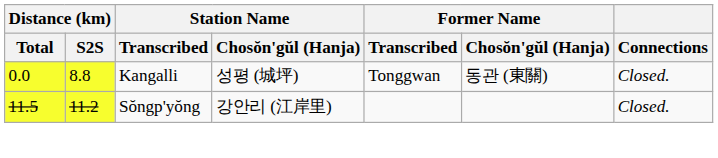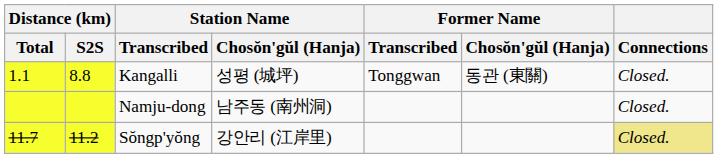(19, 76) 0.0 -> (19, 76) 1.1
+ row: (162, 107)
(23, 107) 11.5 -> (23, 138) 11.7
(644, 107) no background -> (644, 138) khaki background
